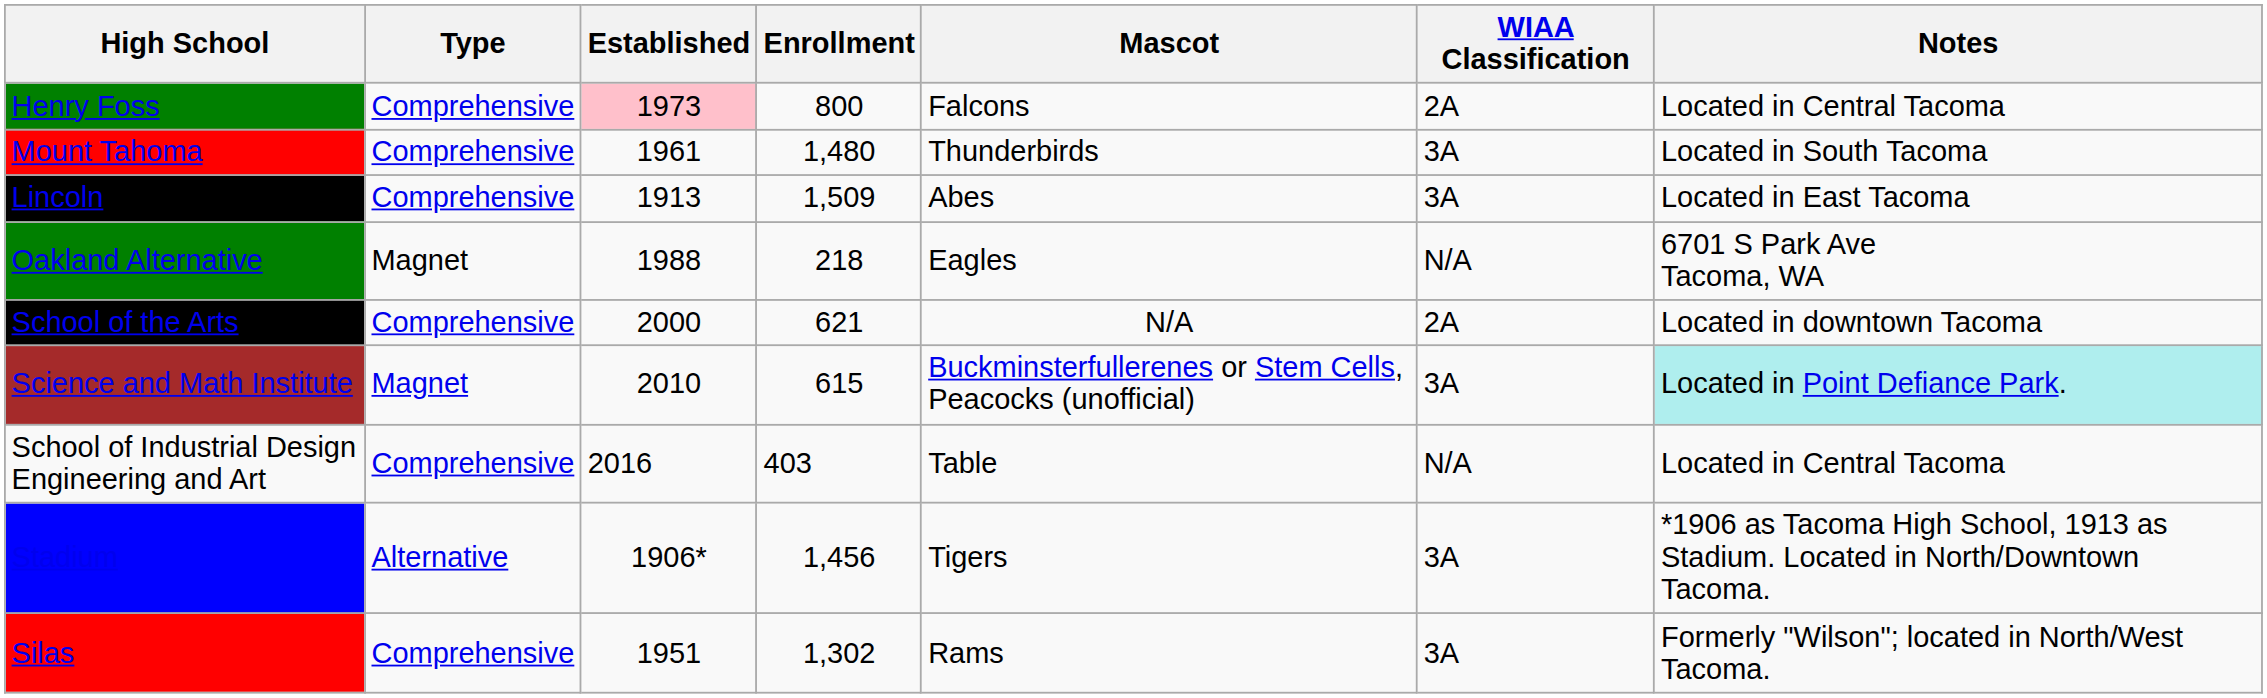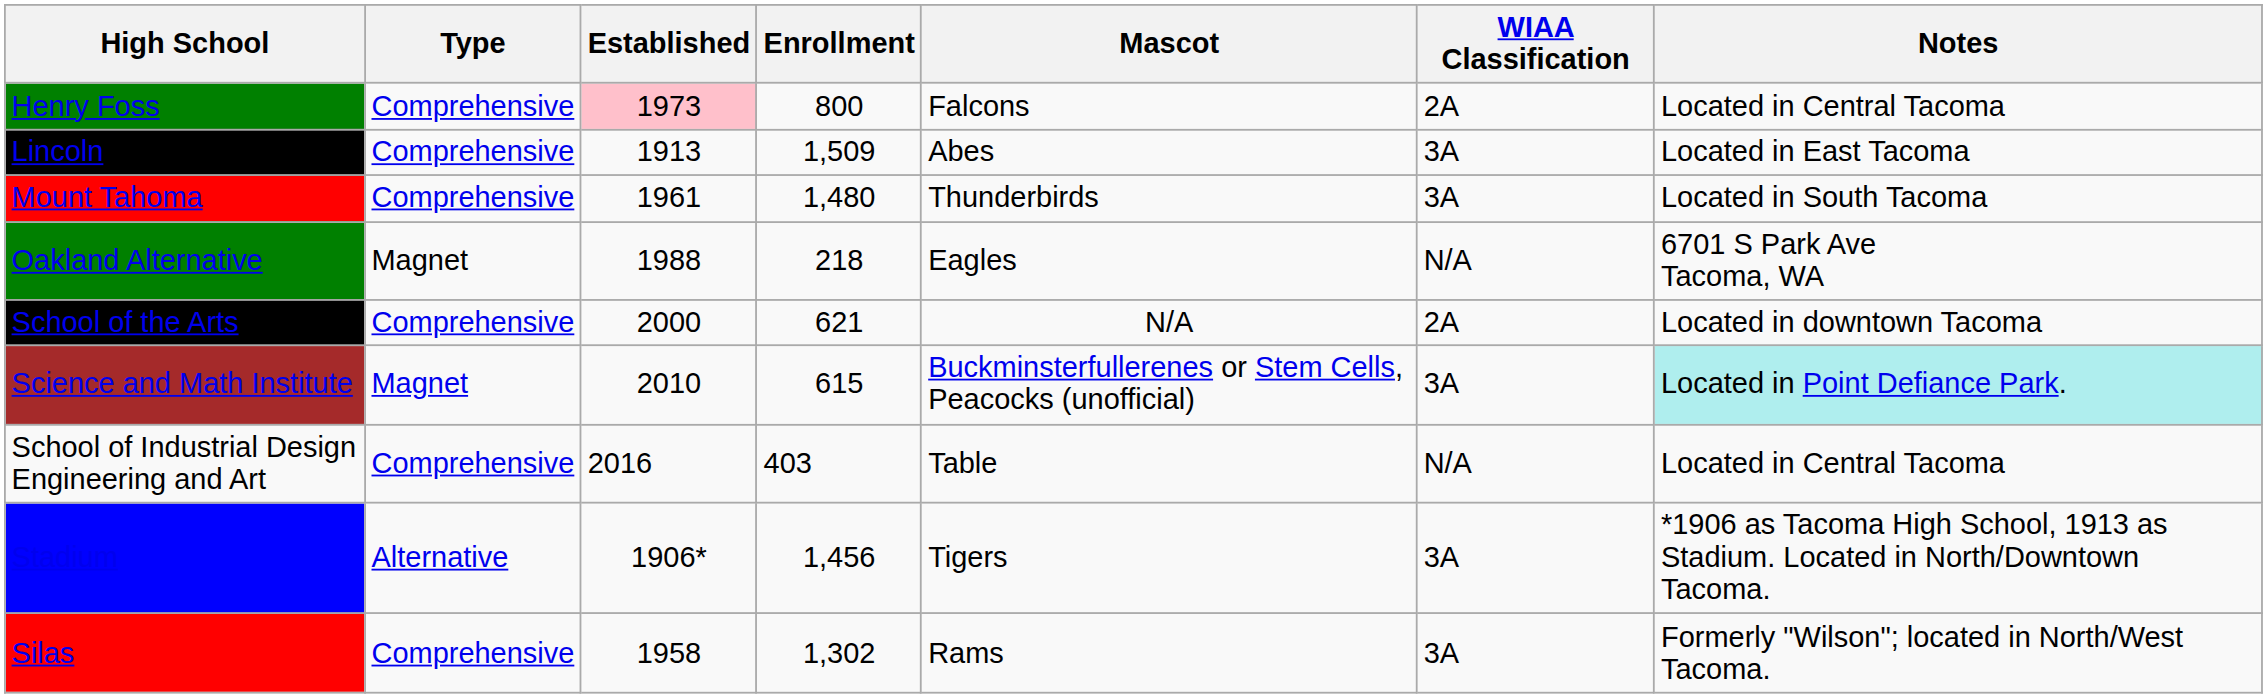rows swapped: (57, 197) <-> (107, 151)
(669, 652) 1951 -> (669, 652) 1958
